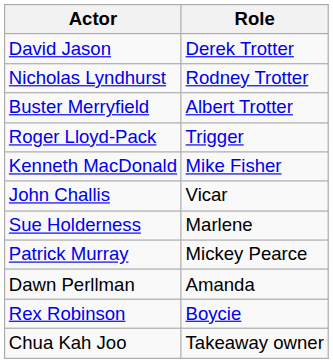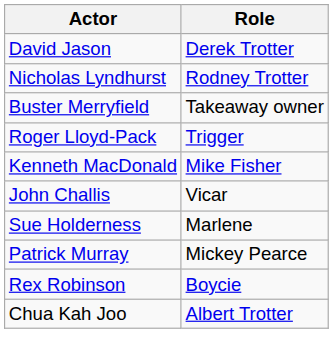(239, 107) Albert Trotter -> (255, 107) Takeaway owner
- row: (72, 284)
(255, 343) Takeaway owner -> (239, 313) Albert Trotter
